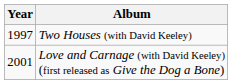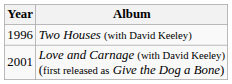(20, 34) 1997 -> (20, 34) 1996
